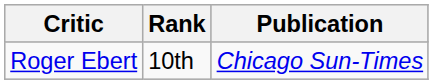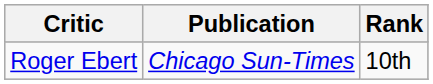columns swapped: (320, 24) <-> (177, 24)
